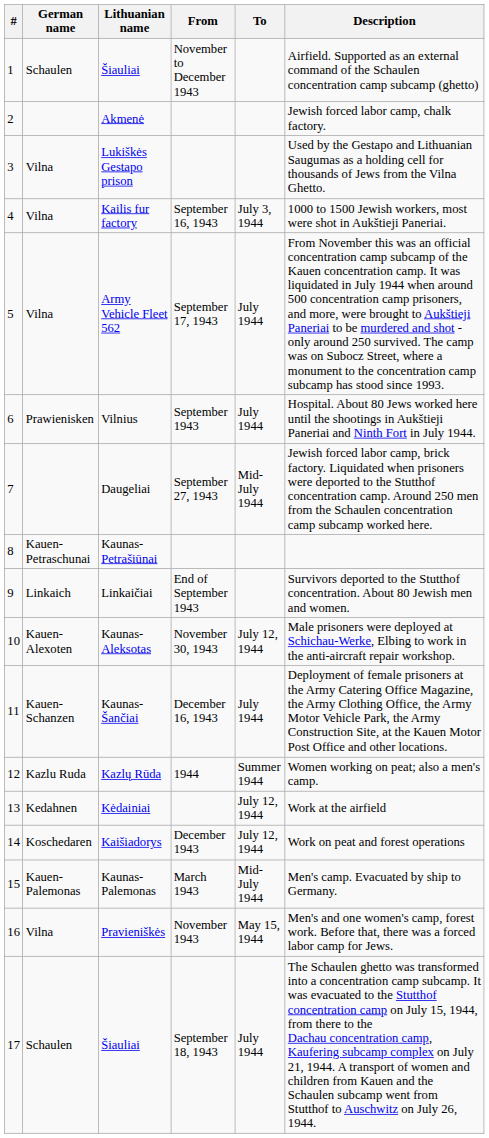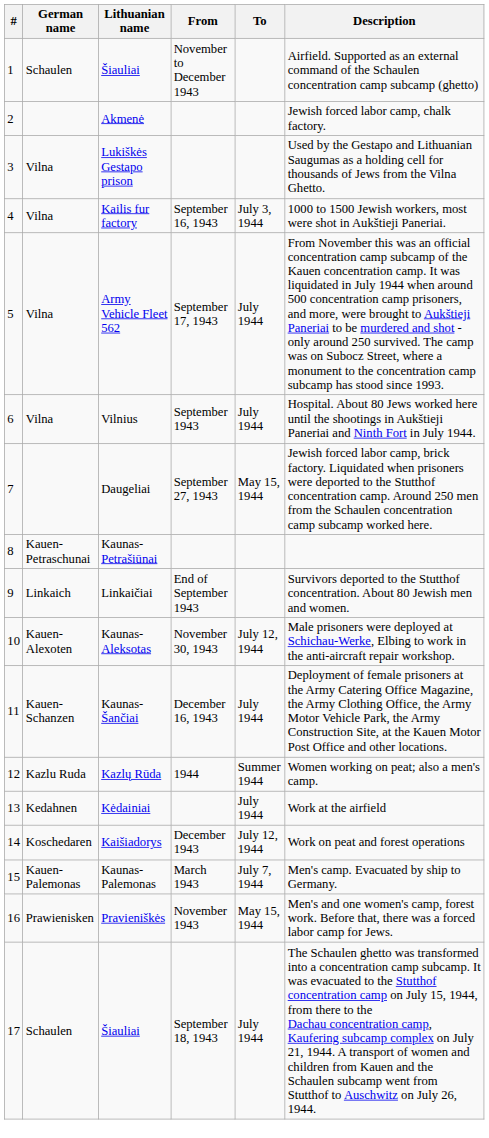(60, 419) Prawienisken -> (39, 419) Vilna
(250, 489) Mid-July 1944 -> (259, 489) May 15, 1944
(258, 808) July 12, 1944 -> (250, 808) July 1944
(250, 884) Mid-July 1944 -> (255, 876) July 7, 1944
(39, 932) Vilna -> (60, 918) Prawienisken
